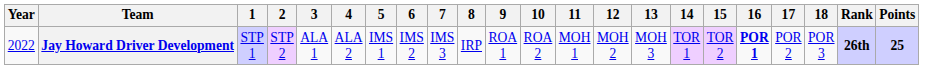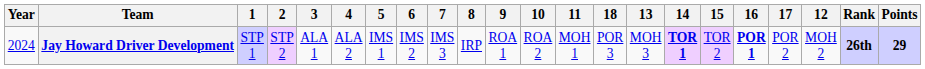columns swapped: (613, 15) <-> (821, 15)
(21, 45) 2022 -> (21, 45) 2024
(687, 45) normal -> (683, 45) bold
(897, 45) 25 -> (900, 45) 29
